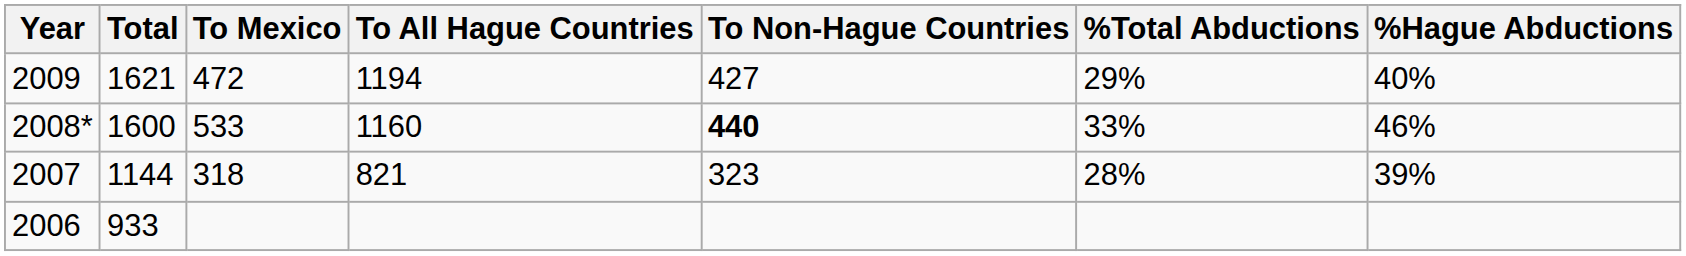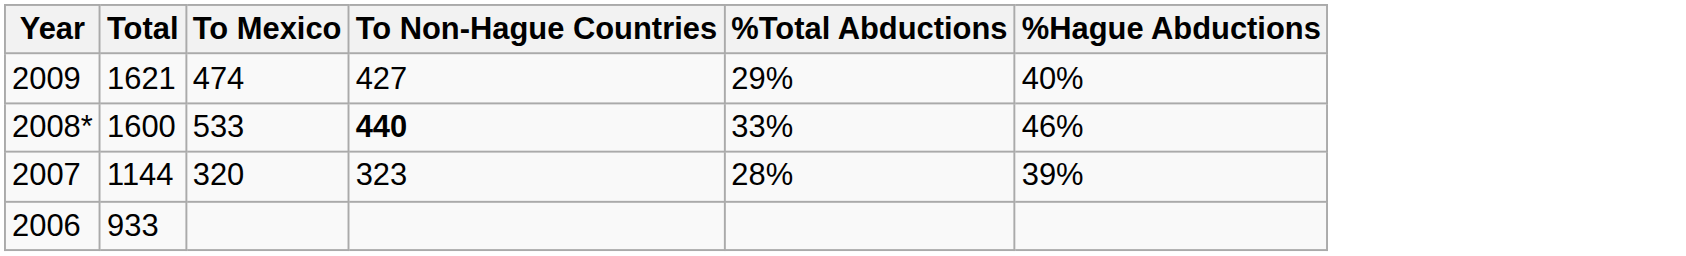- column: (525, 28)
(219, 77) 472 -> (219, 77) 474
(219, 175) 318 -> (219, 175) 320
